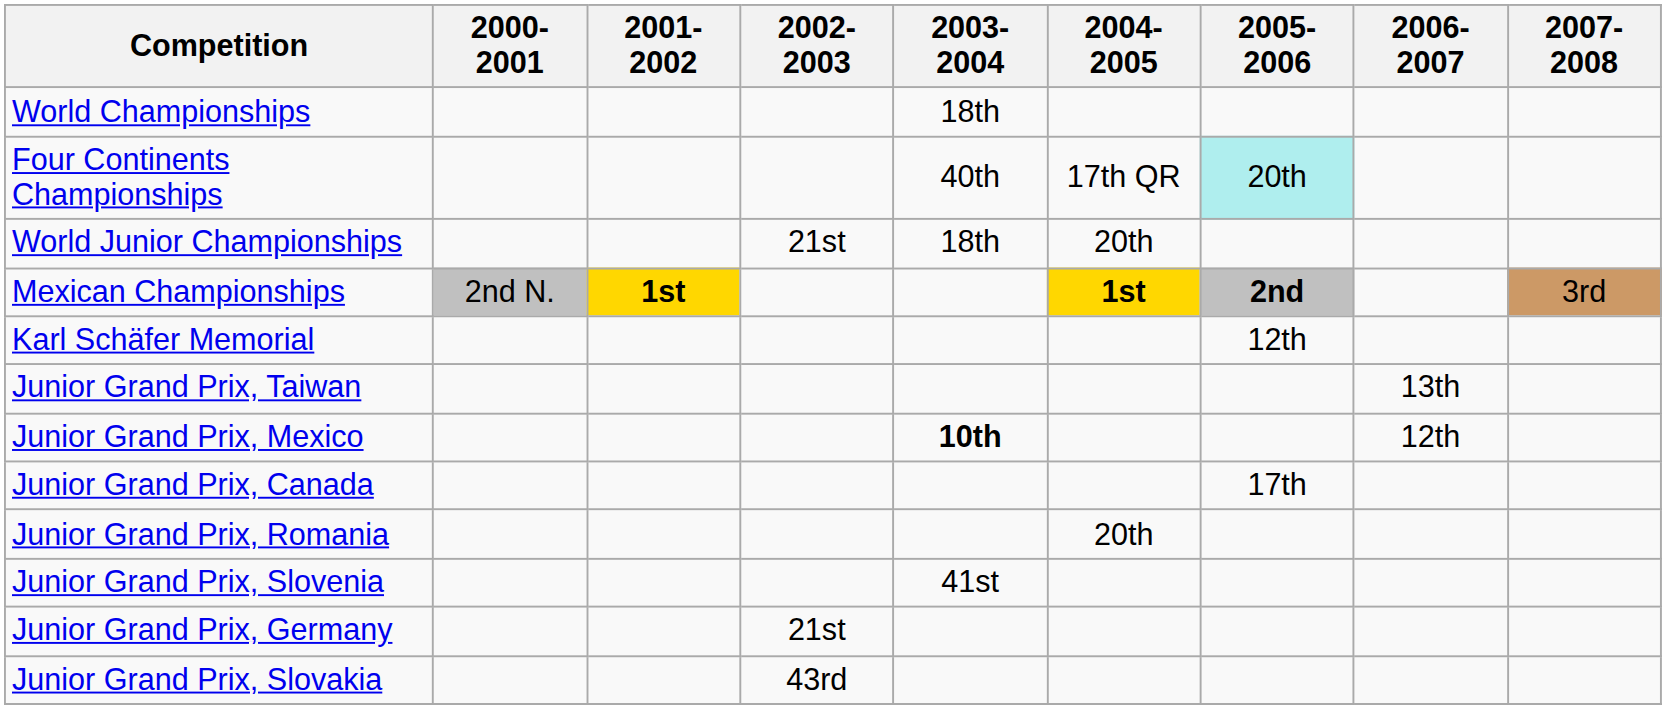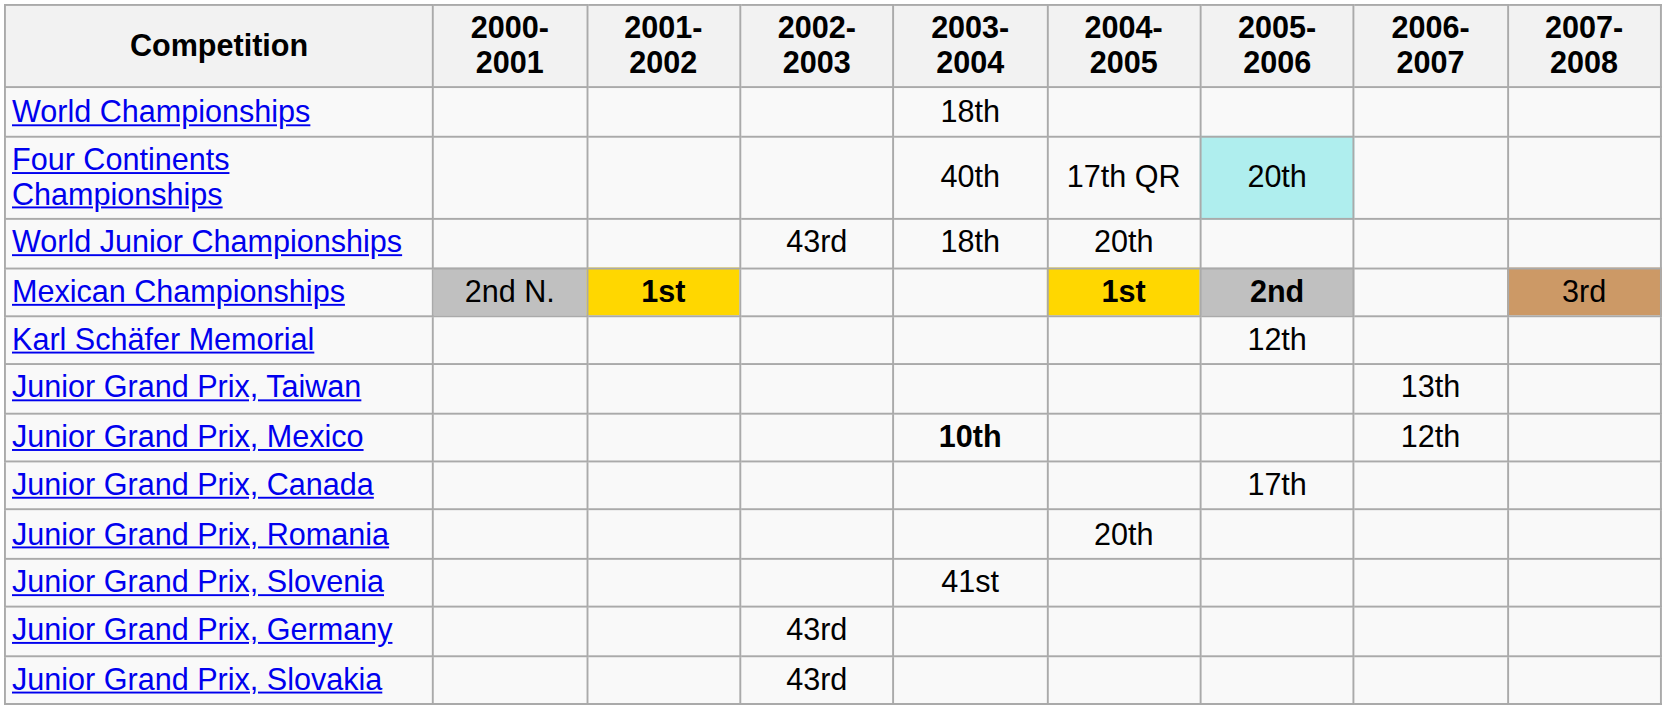(817, 242) 21st -> (817, 242) 43rd
(817, 630) 21st -> (817, 630) 43rd
